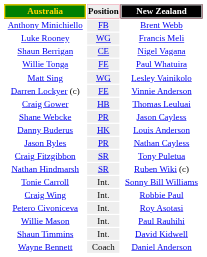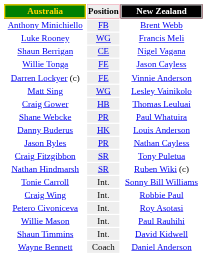(162, 64) Paul Whatuira -> (162, 64) Jason Cayless
rows swapped: (45, 77) <-> (45, 90)
(162, 116) Jason Cayless -> (162, 116) Paul Whatuira
